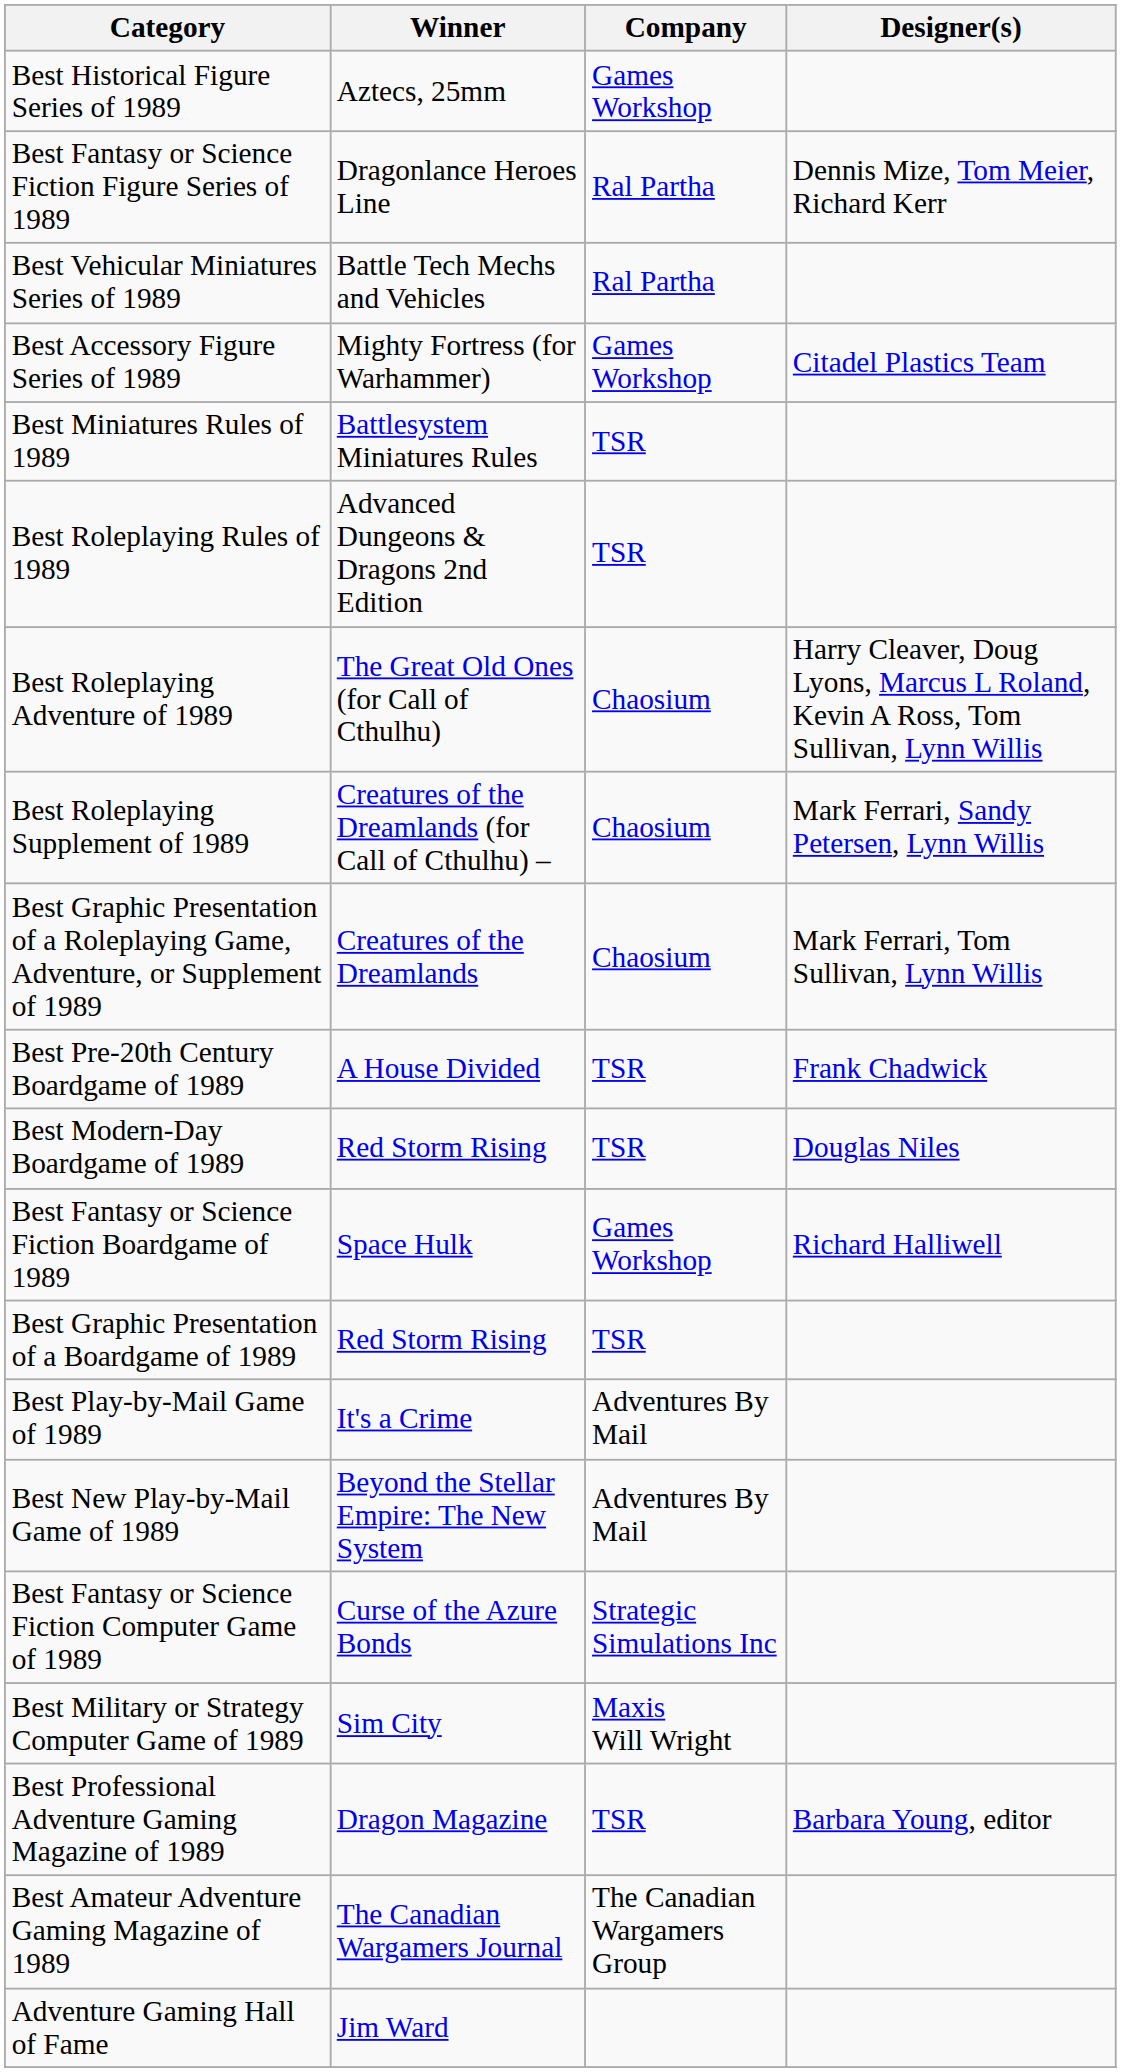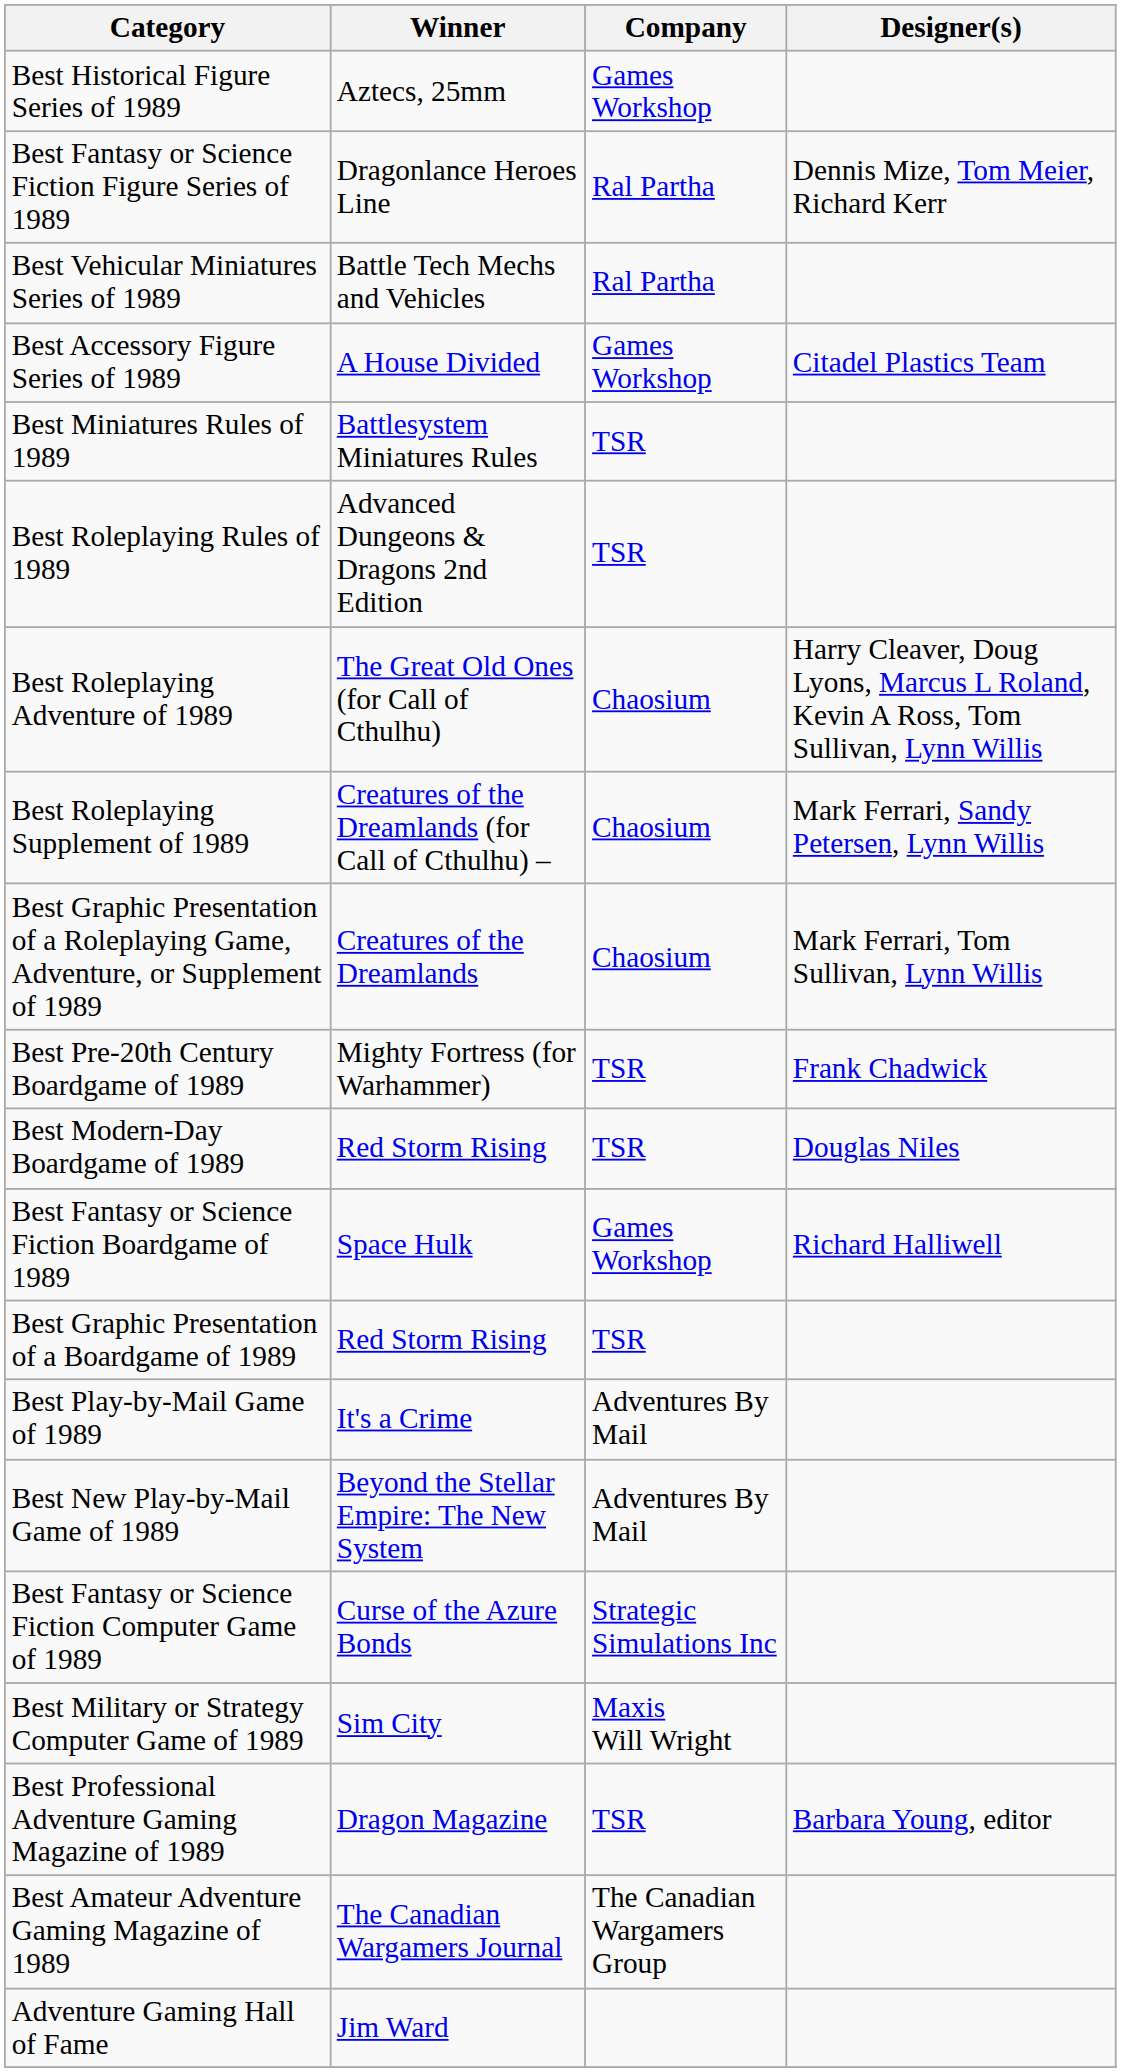(456, 361) Mighty Fortress (for Warhammer) -> (438, 361) A House Divided
(438, 1068) A House Divided -> (456, 1068) Mighty Fortress (for Warhammer)
